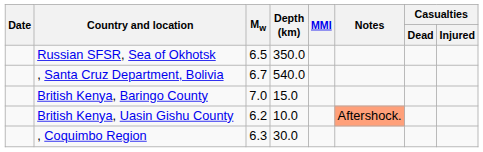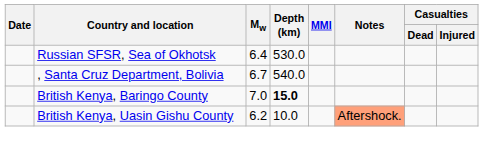(258, 55) 6.5 -> (258, 55) 6.4
(289, 55) 350.0 -> (289, 55) 530.0
(285, 95) normal -> (285, 95) bold
- row: (92, 136)
